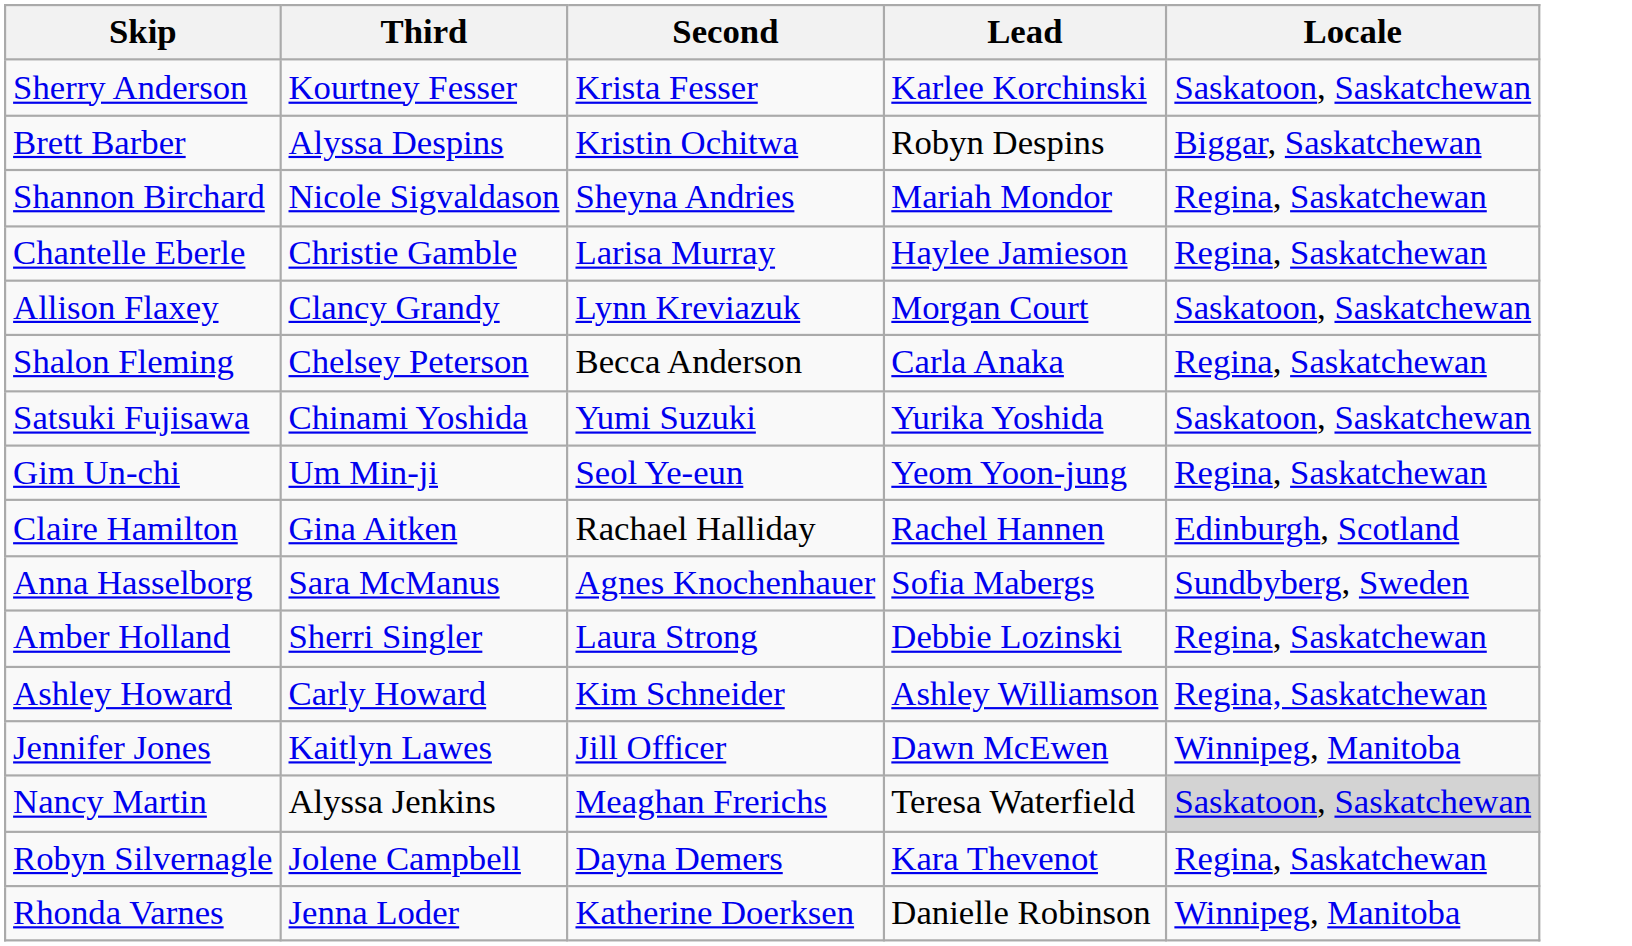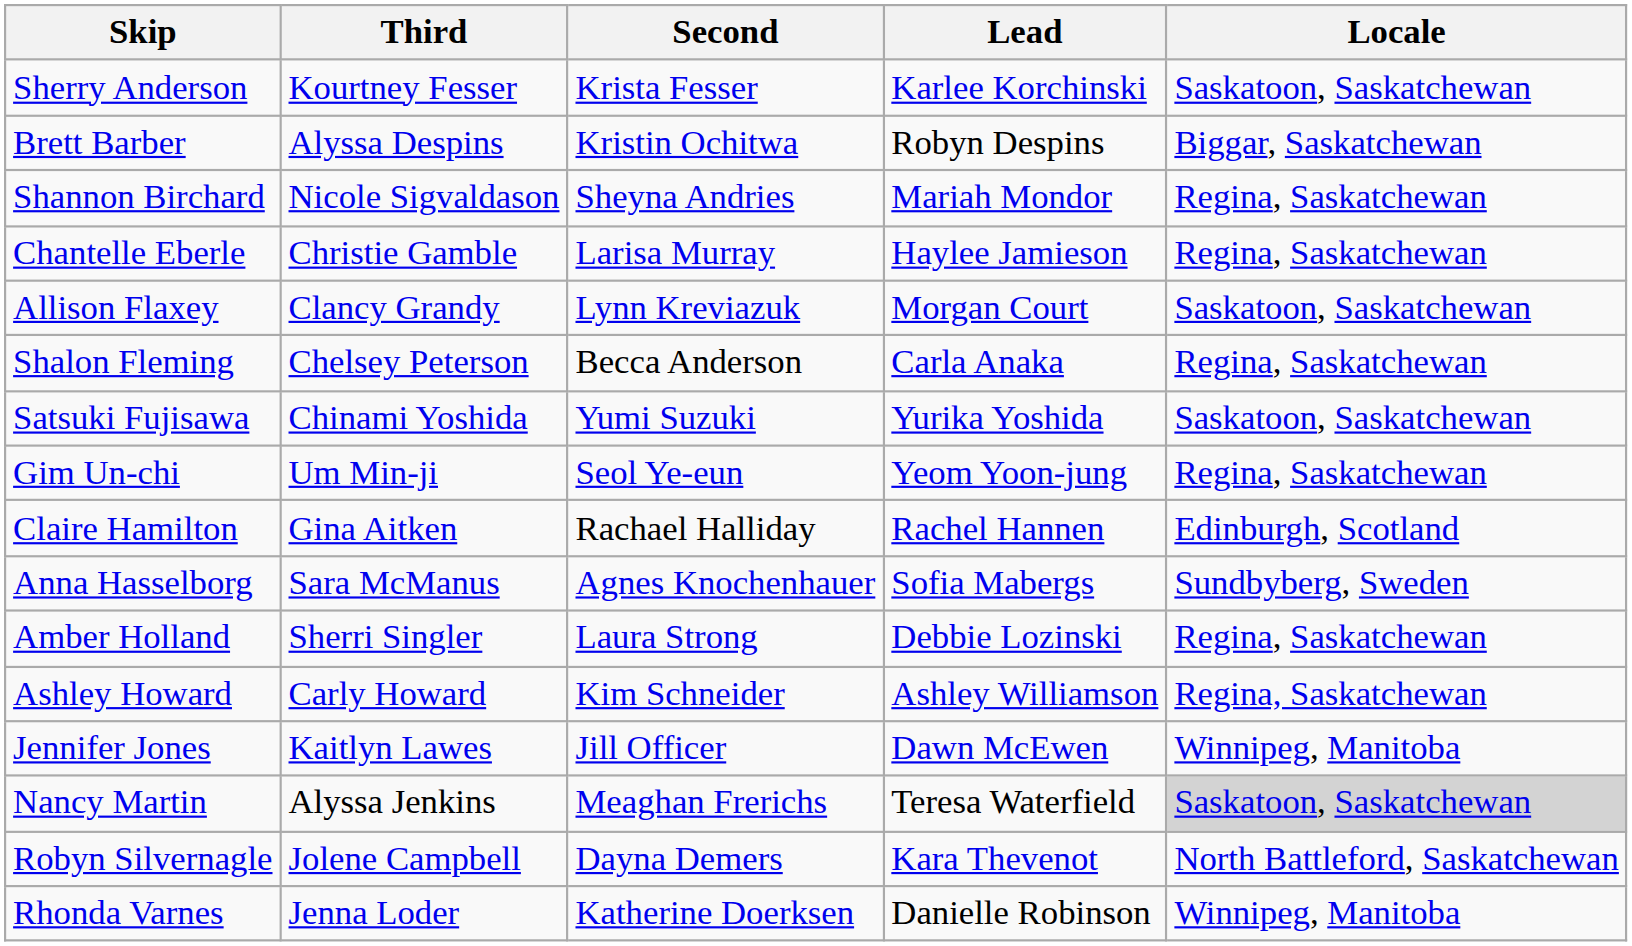(1331, 857) Regina, Saskatchewan -> (1397, 857) North Battleford, Saskatchewan
